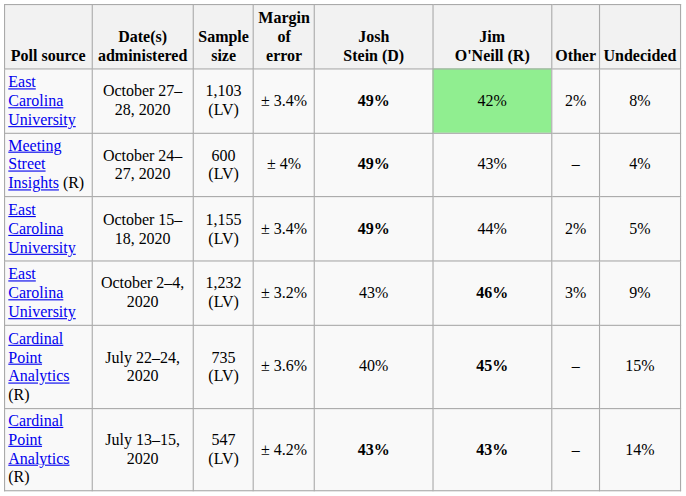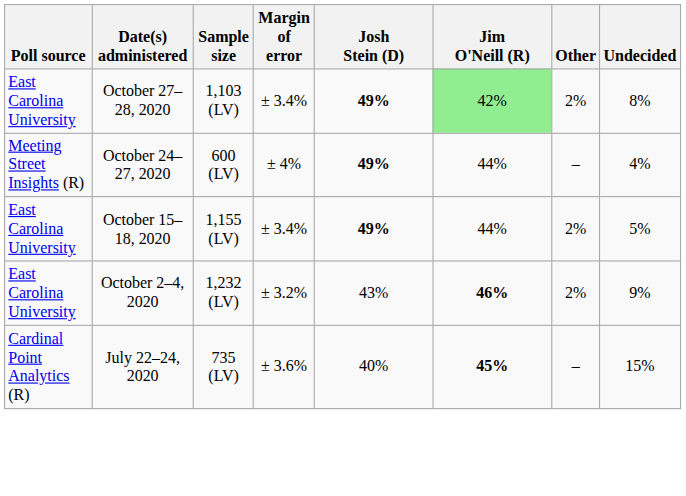(492, 165) 43% -> (492, 165) 44%
(576, 293) 3% -> (576, 293) 2%
- row: (143, 449)
